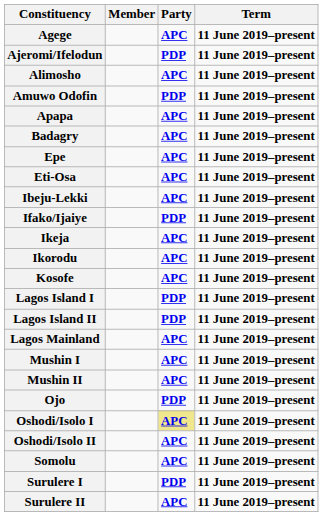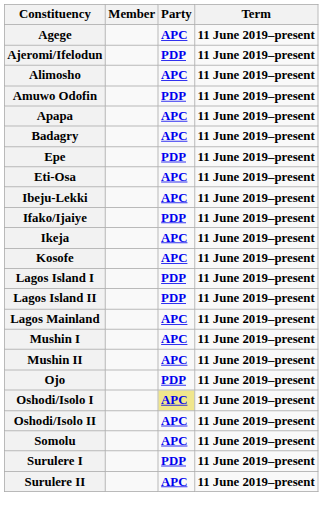(174, 156) APC -> (174, 156) PDP
- row: (55, 258)
